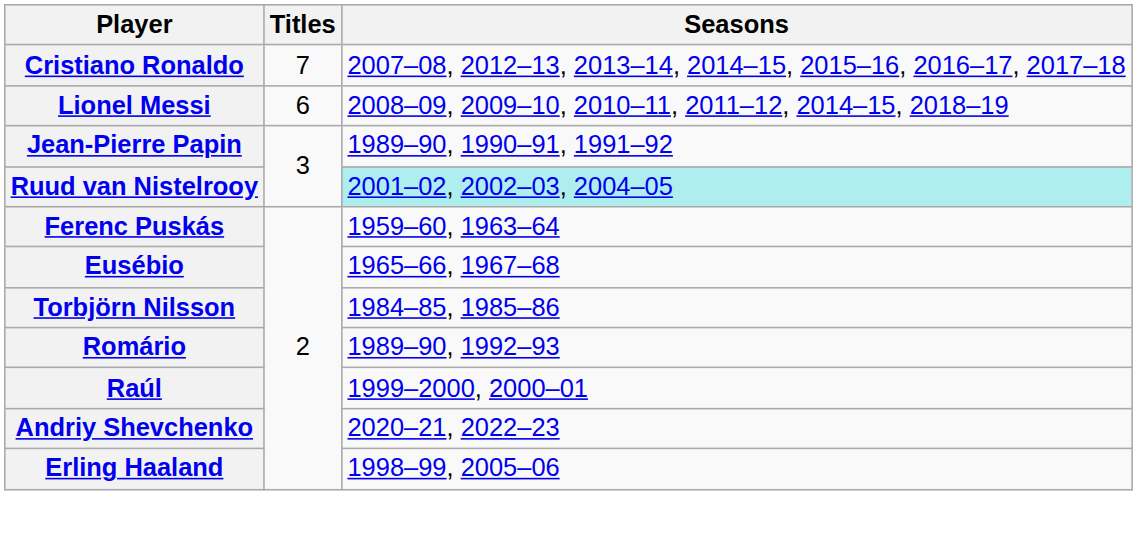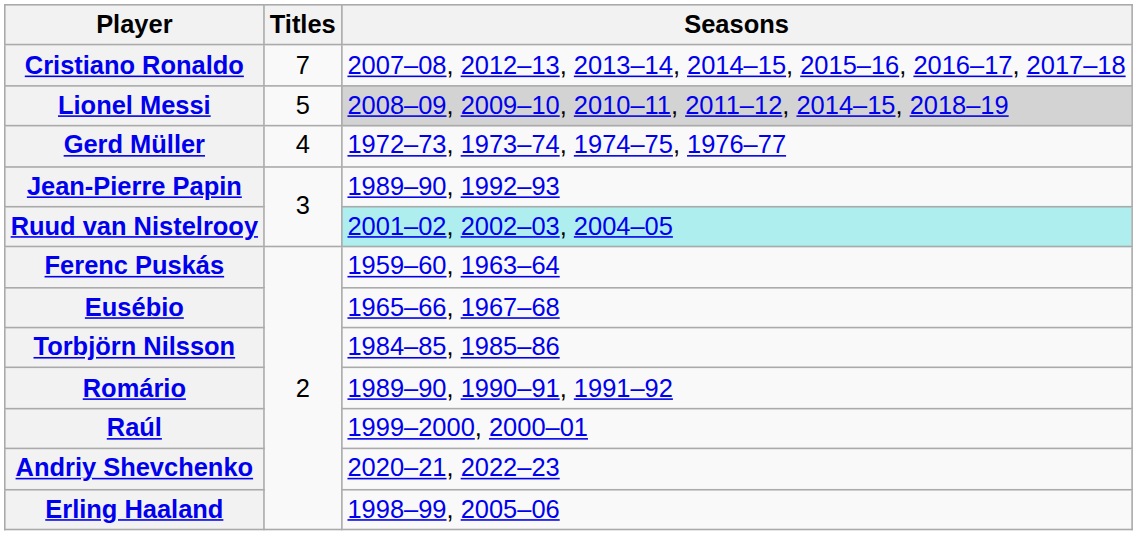(303, 105) 6 -> (303, 105) 5
(678, 105) no background -> (678, 105) lightgrey background
+ row: (134, 145)
(510, 145) 1989–90, 1990–91, 1991–92 -> (454, 186) 1989–90, 1992–93
(454, 347) 1989–90, 1992–93 -> (510, 387) 1989–90, 1990–91, 1991–92
